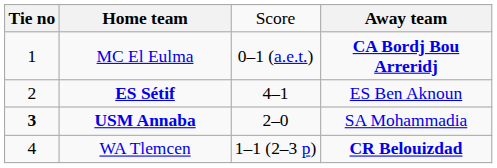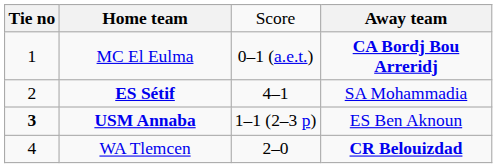(406, 93) ES Ben Aknoun -> (406, 93) SA Mohammadia
(276, 120) 2–0 -> (276, 120) 1–1 (2–3 p)
(406, 120) SA Mohammadia -> (406, 120) ES Ben Aknoun
(276, 148) 1–1 (2–3 p) -> (276, 148) 2–0
